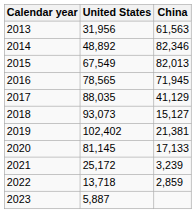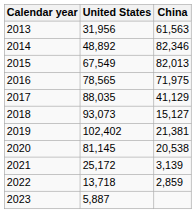(173, 81) 71,945 -> (173, 81) 71,975
(173, 149) 17,133 -> (173, 149) 20,538
(170, 166) 3,239 -> (170, 166) 3,139
